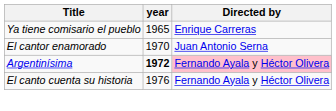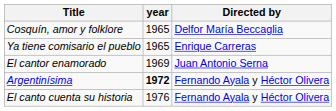+ row: (65, 30)
(158, 47) 1970 -> (158, 64) 1969
(252, 64) pink background -> (252, 81) no background
